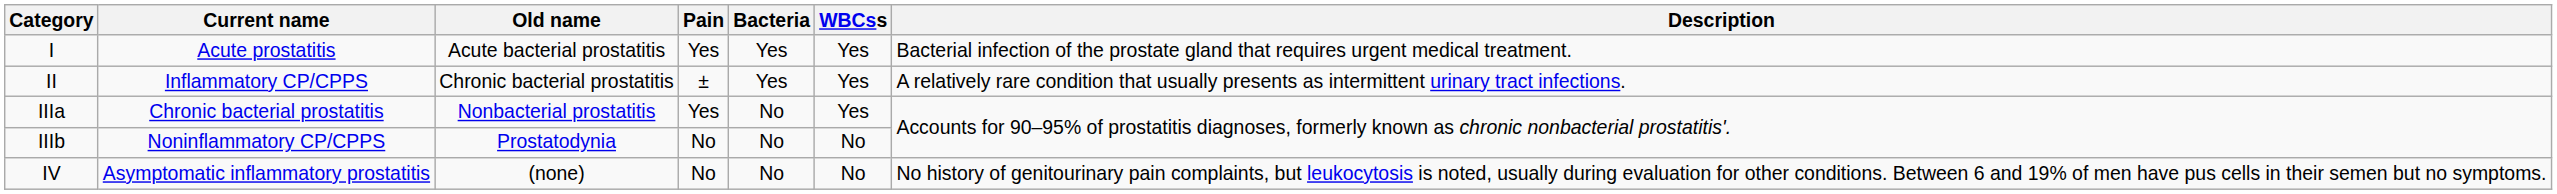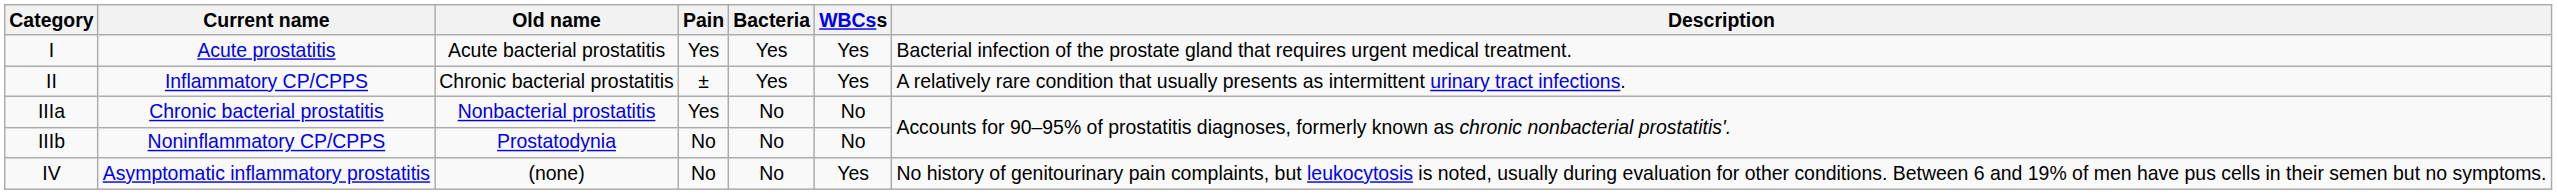(853, 112) Yes -> (853, 112) No
(853, 173) No -> (853, 173) Yes
